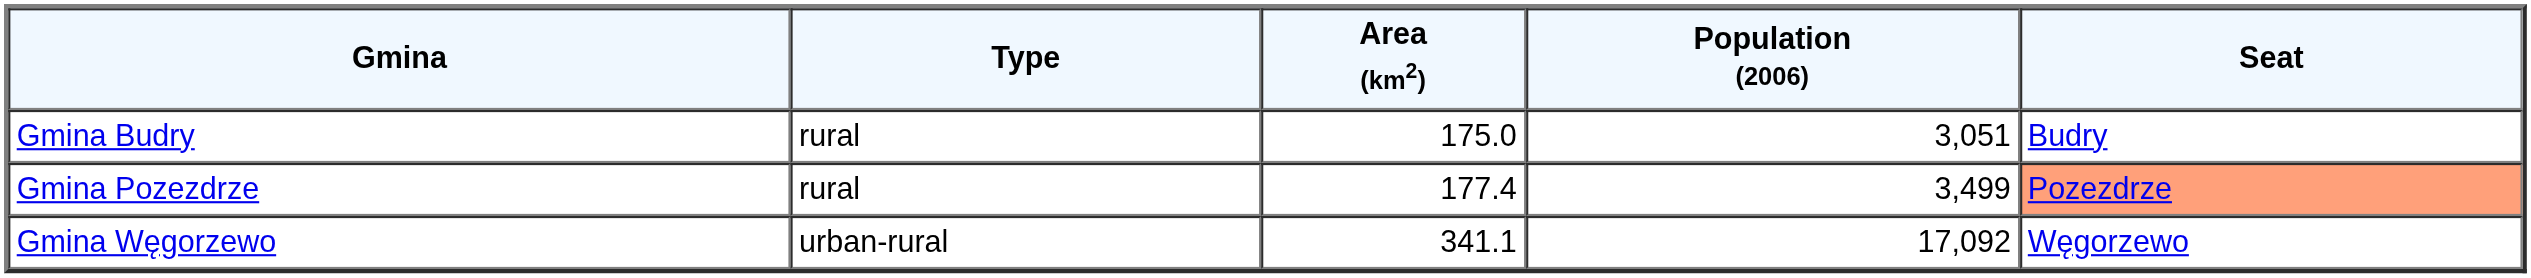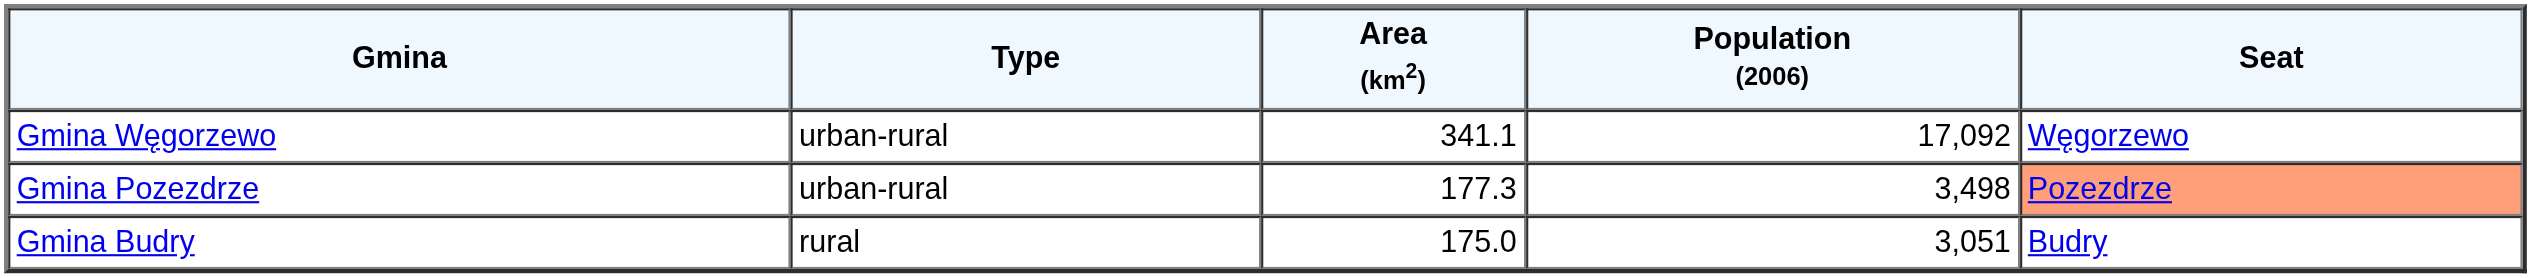rows swapped: (146, 242) <-> (106, 135)
(830, 188) rural -> (874, 188) urban-rural
(1479, 188) 177.4 -> (1479, 188) 177.3
(1973, 188) 3,499 -> (1973, 188) 3,498
